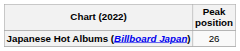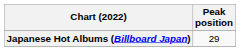(214, 38) 26 -> (214, 38) 29
